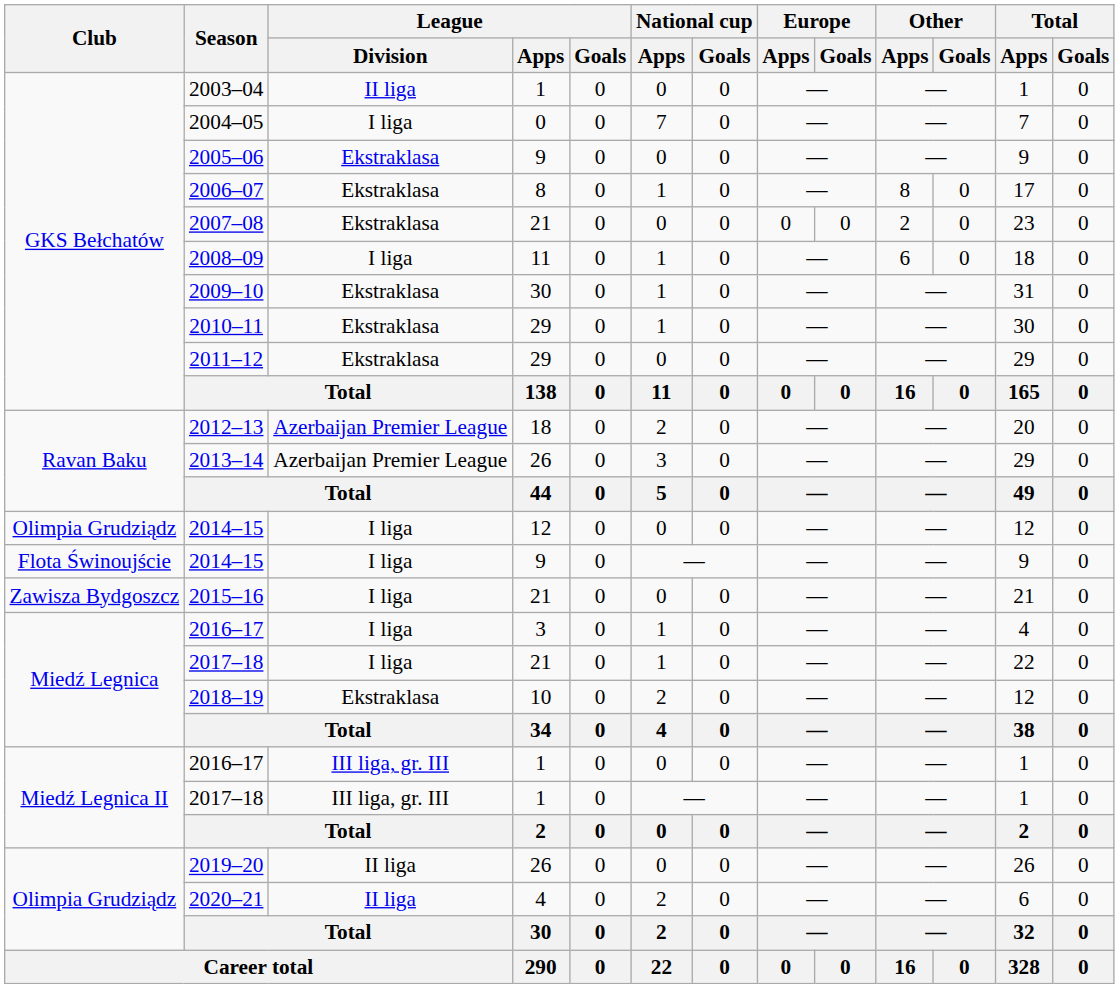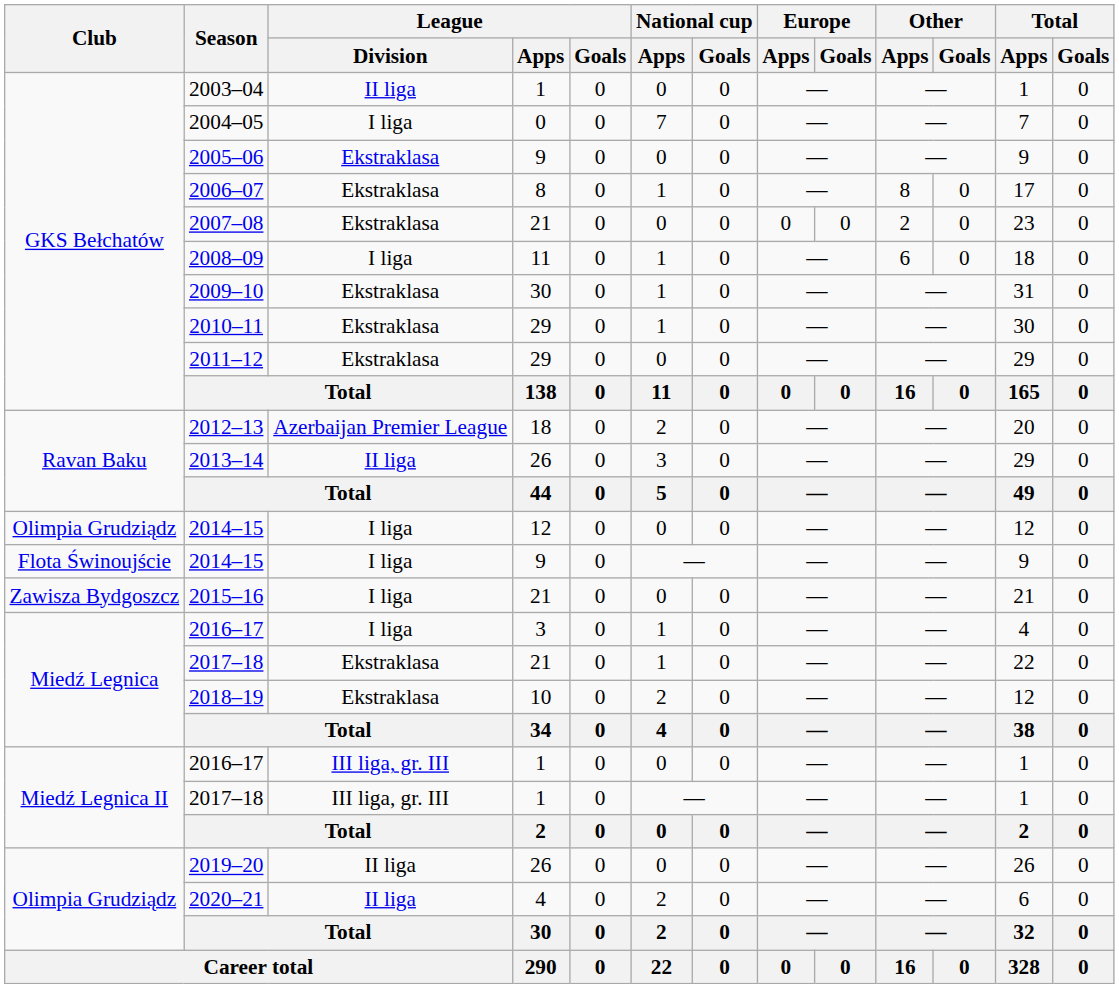(390, 460) Azerbaijan Premier League -> (390, 460) II liga
(390, 662) I liga -> (390, 662) Ekstraklasa
